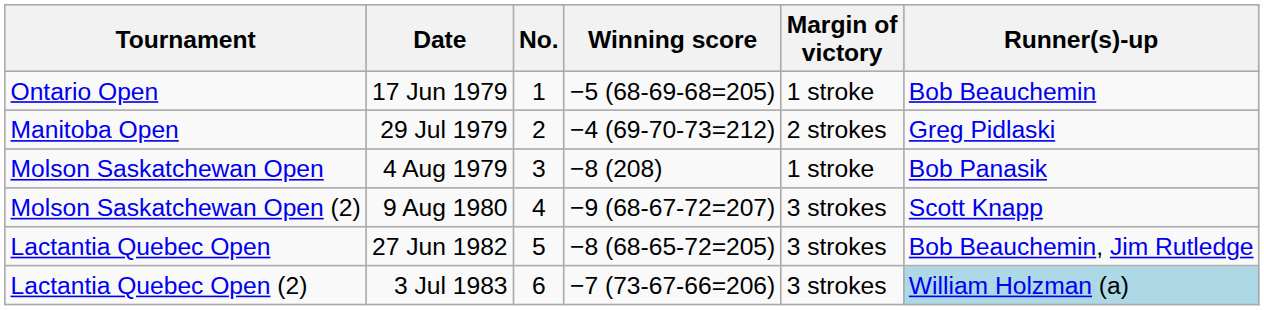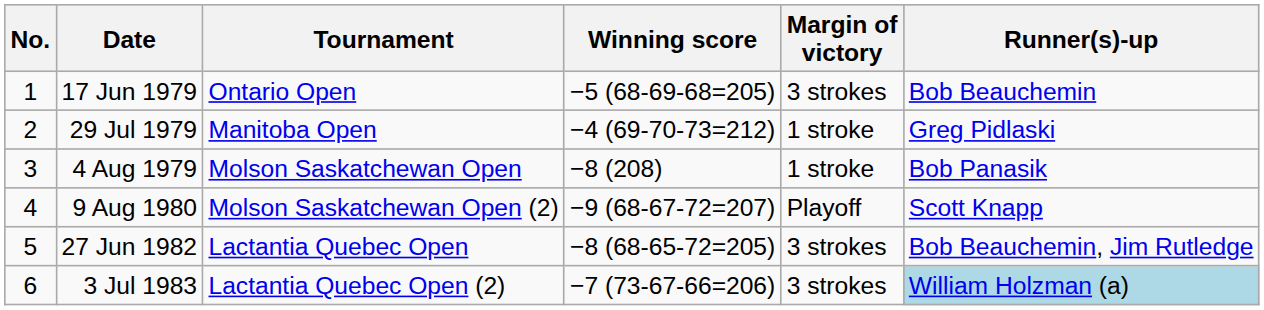columns swapped: (539, 38) <-> (186, 38)
(830, 91) 1 stroke -> (837, 91) 3 strokes
(837, 130) 2 strokes -> (830, 130) 1 stroke
(837, 208) 3 strokes -> (824, 208) Playoff
